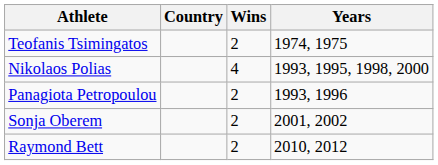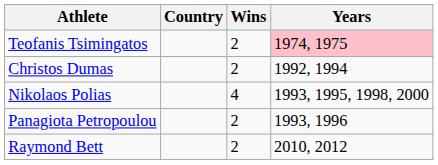(311, 43) no background -> (311, 43) pink background
+ row: (61, 69)
- row: (55, 120)
